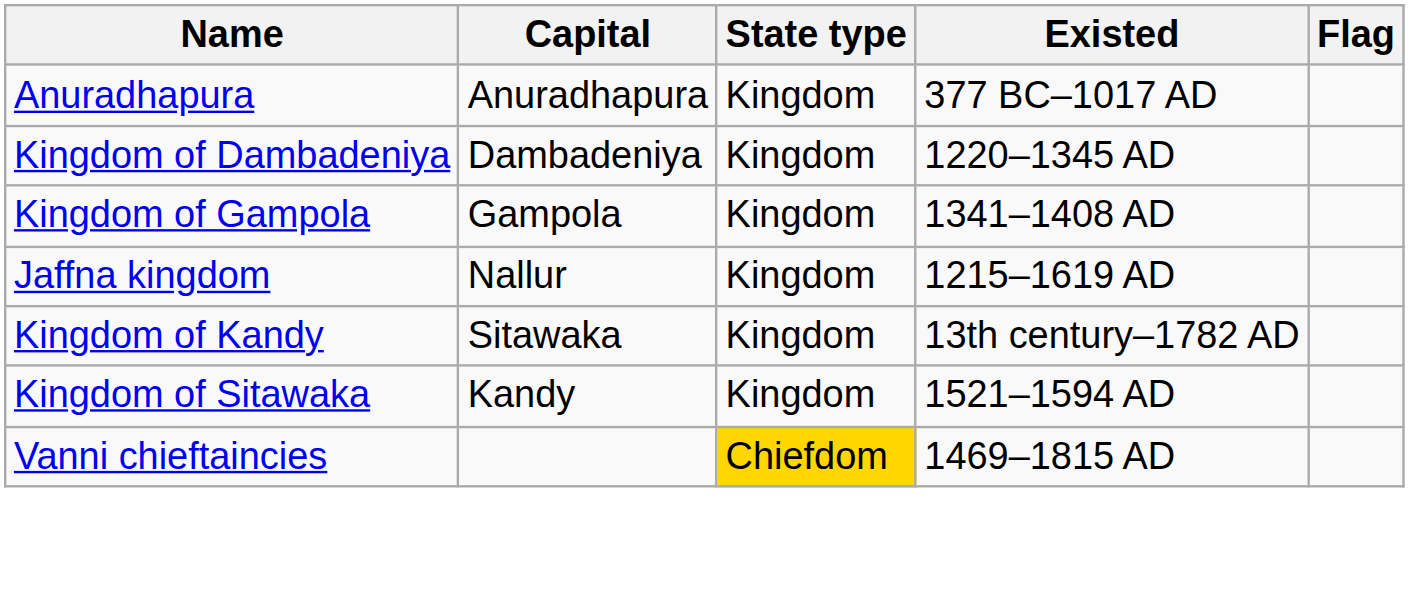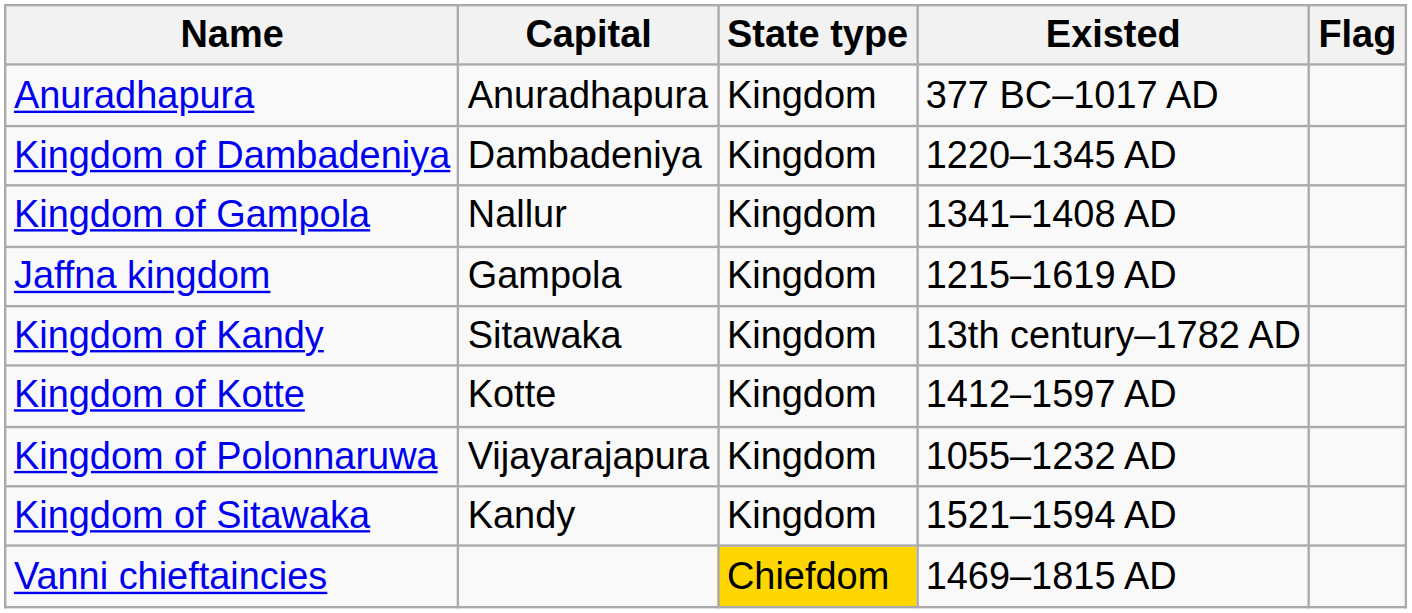(545, 214) Gampola -> (517, 214) Nallur
(517, 275) Nallur -> (545, 275) Gampola
+ row: (159, 395)
+ row: (226, 455)
